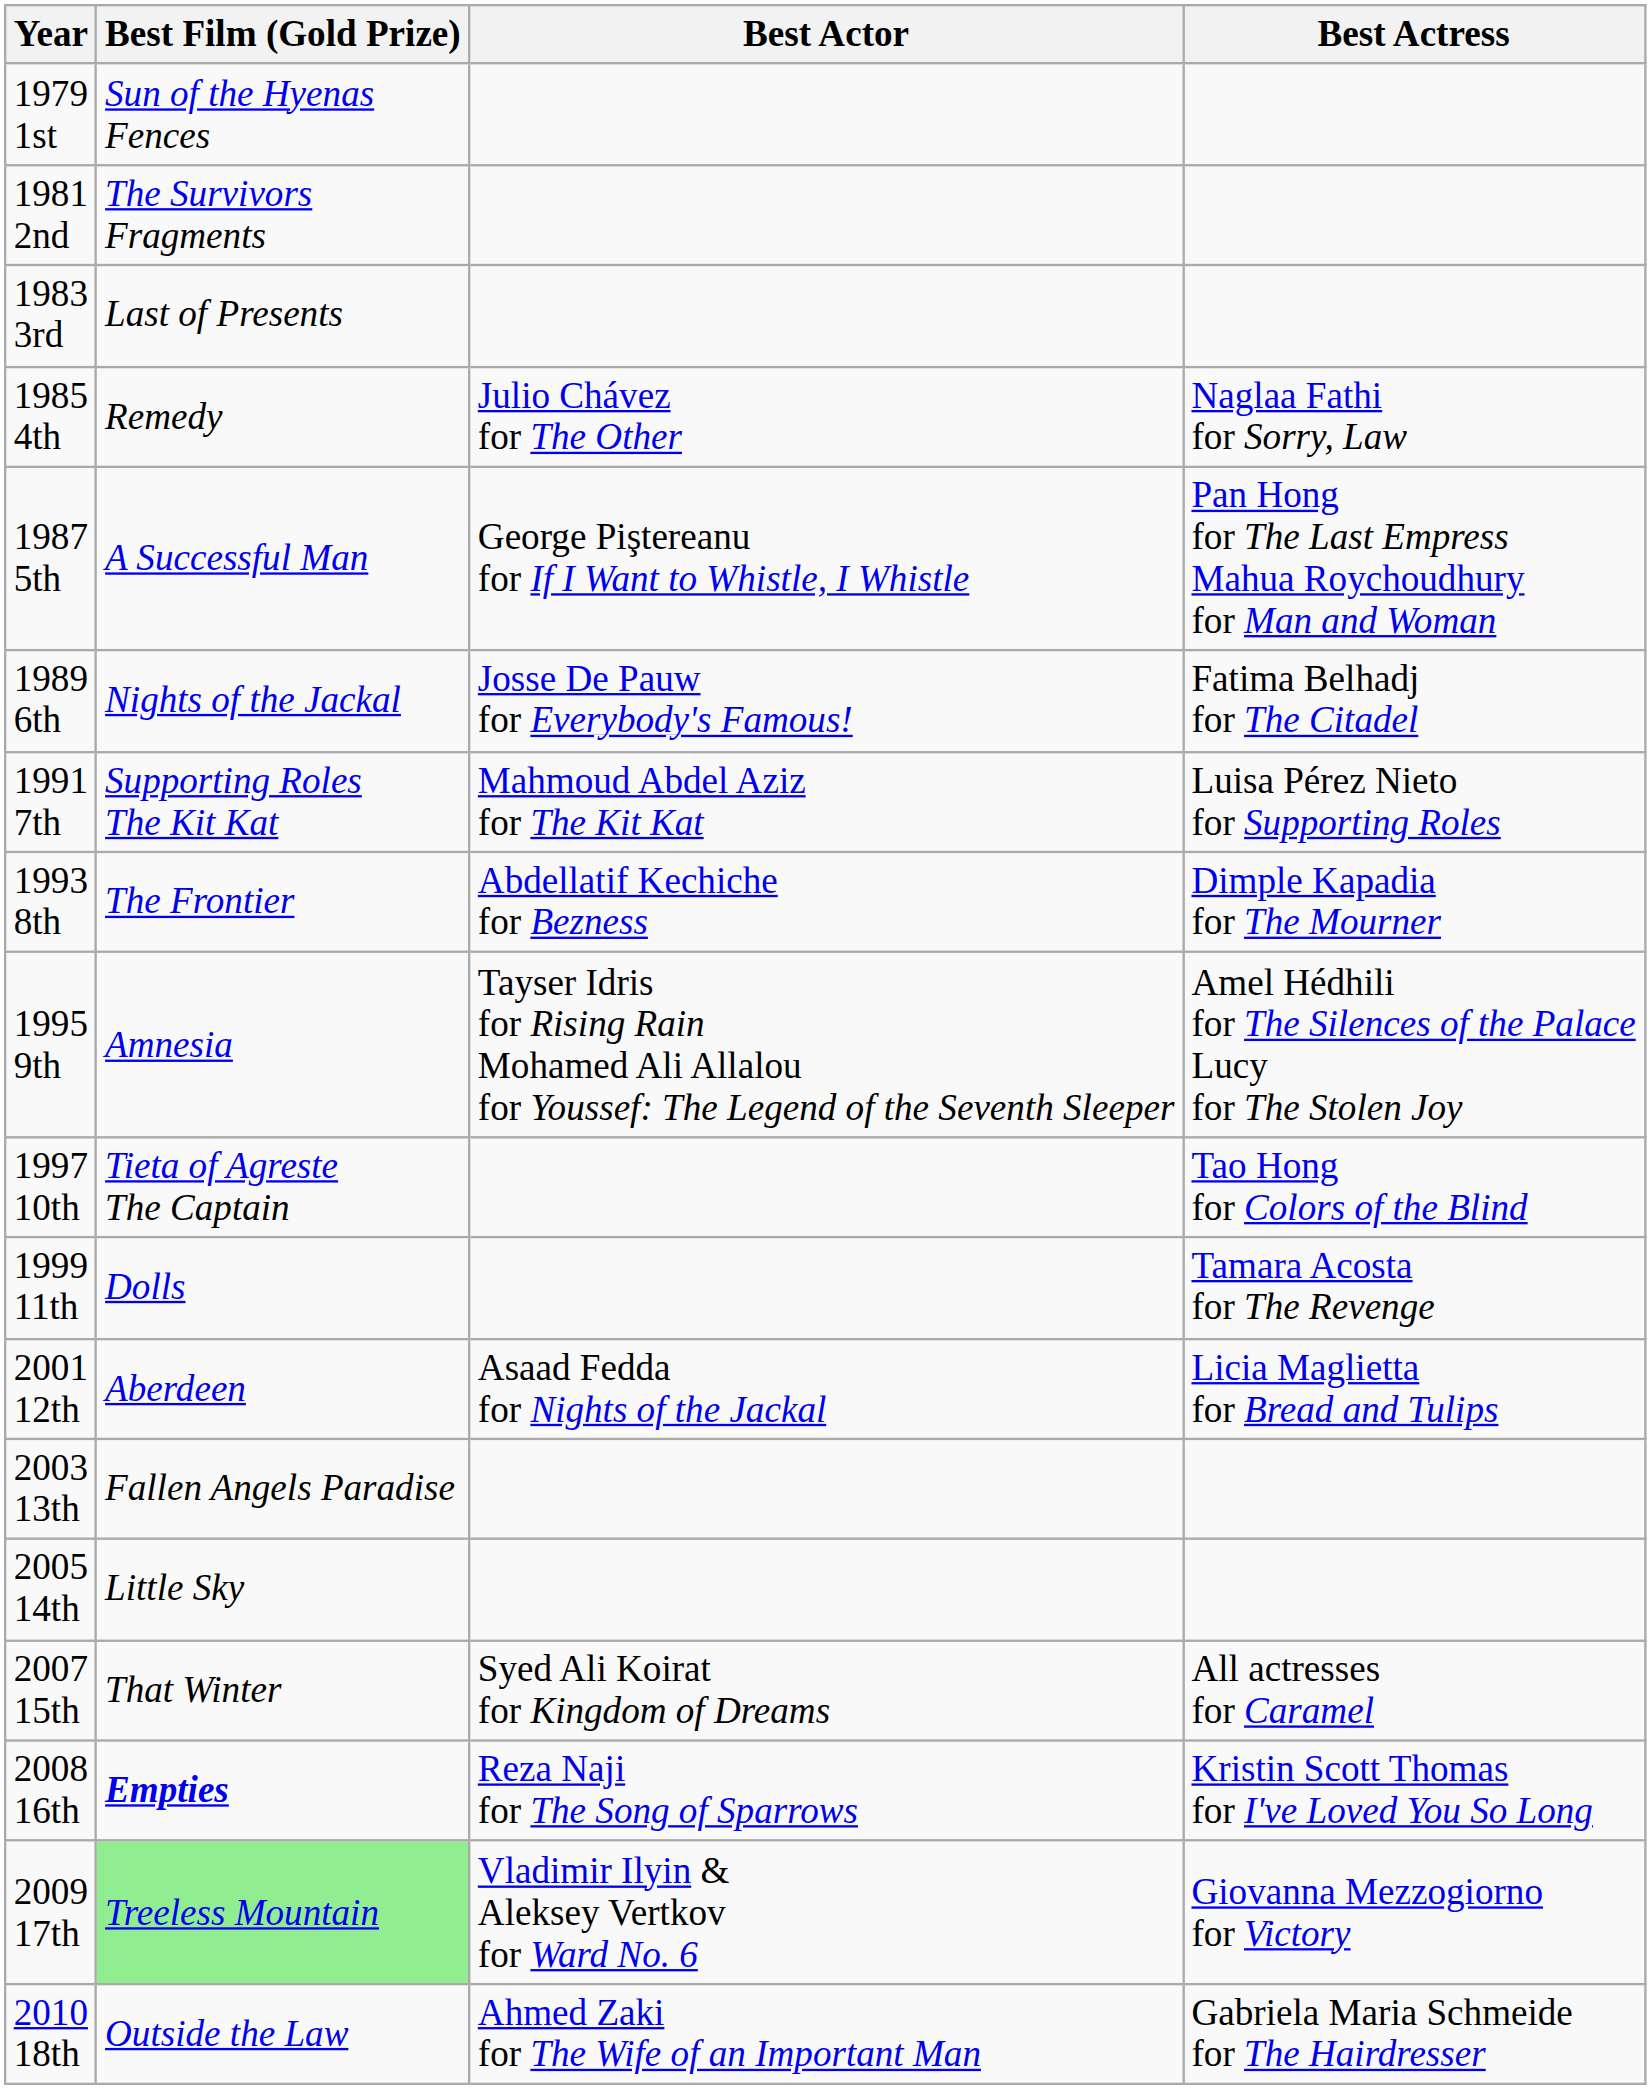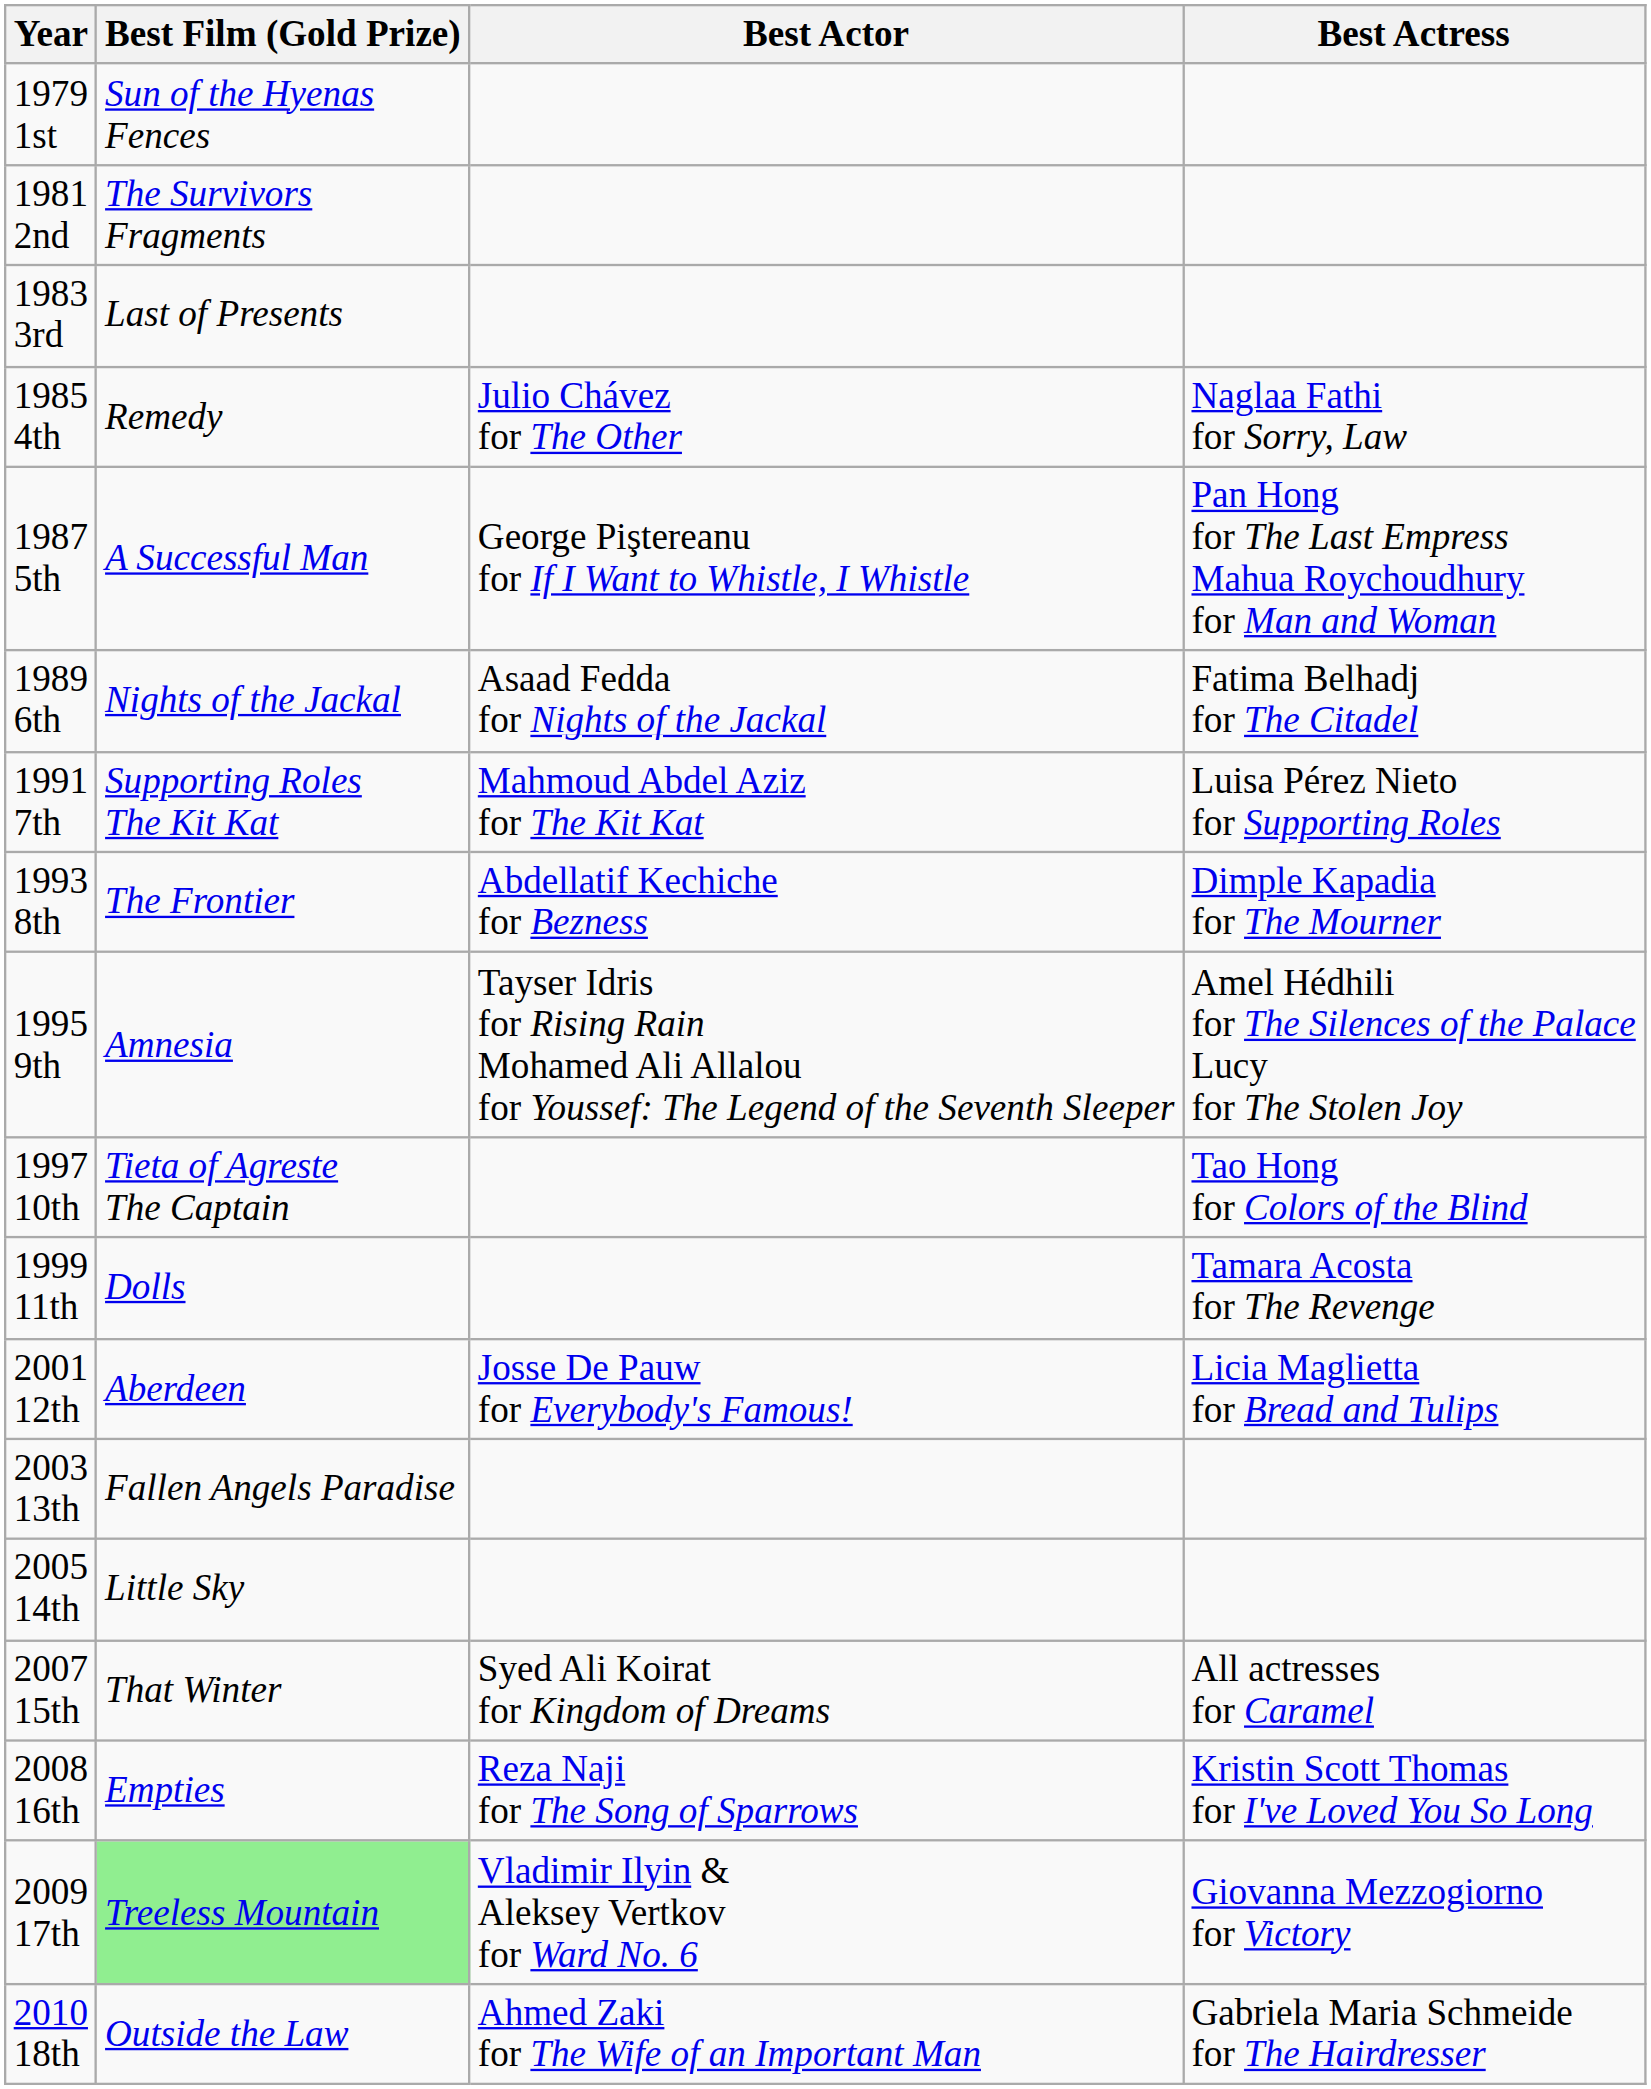(665, 700) Josse De Pauw for Everybody's Famous! -> (652, 700) Asaad Fedda for Nights of the Jackal
(652, 1387) Asaad Fedda for Nights of the Jackal -> (665, 1387) Josse De Pauw for Everybody's Famous!
(167, 1790) bold -> (165, 1790) normal
